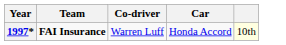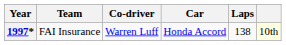+ column: (243, 13)
(72, 31) bold -> (70, 31) normal
